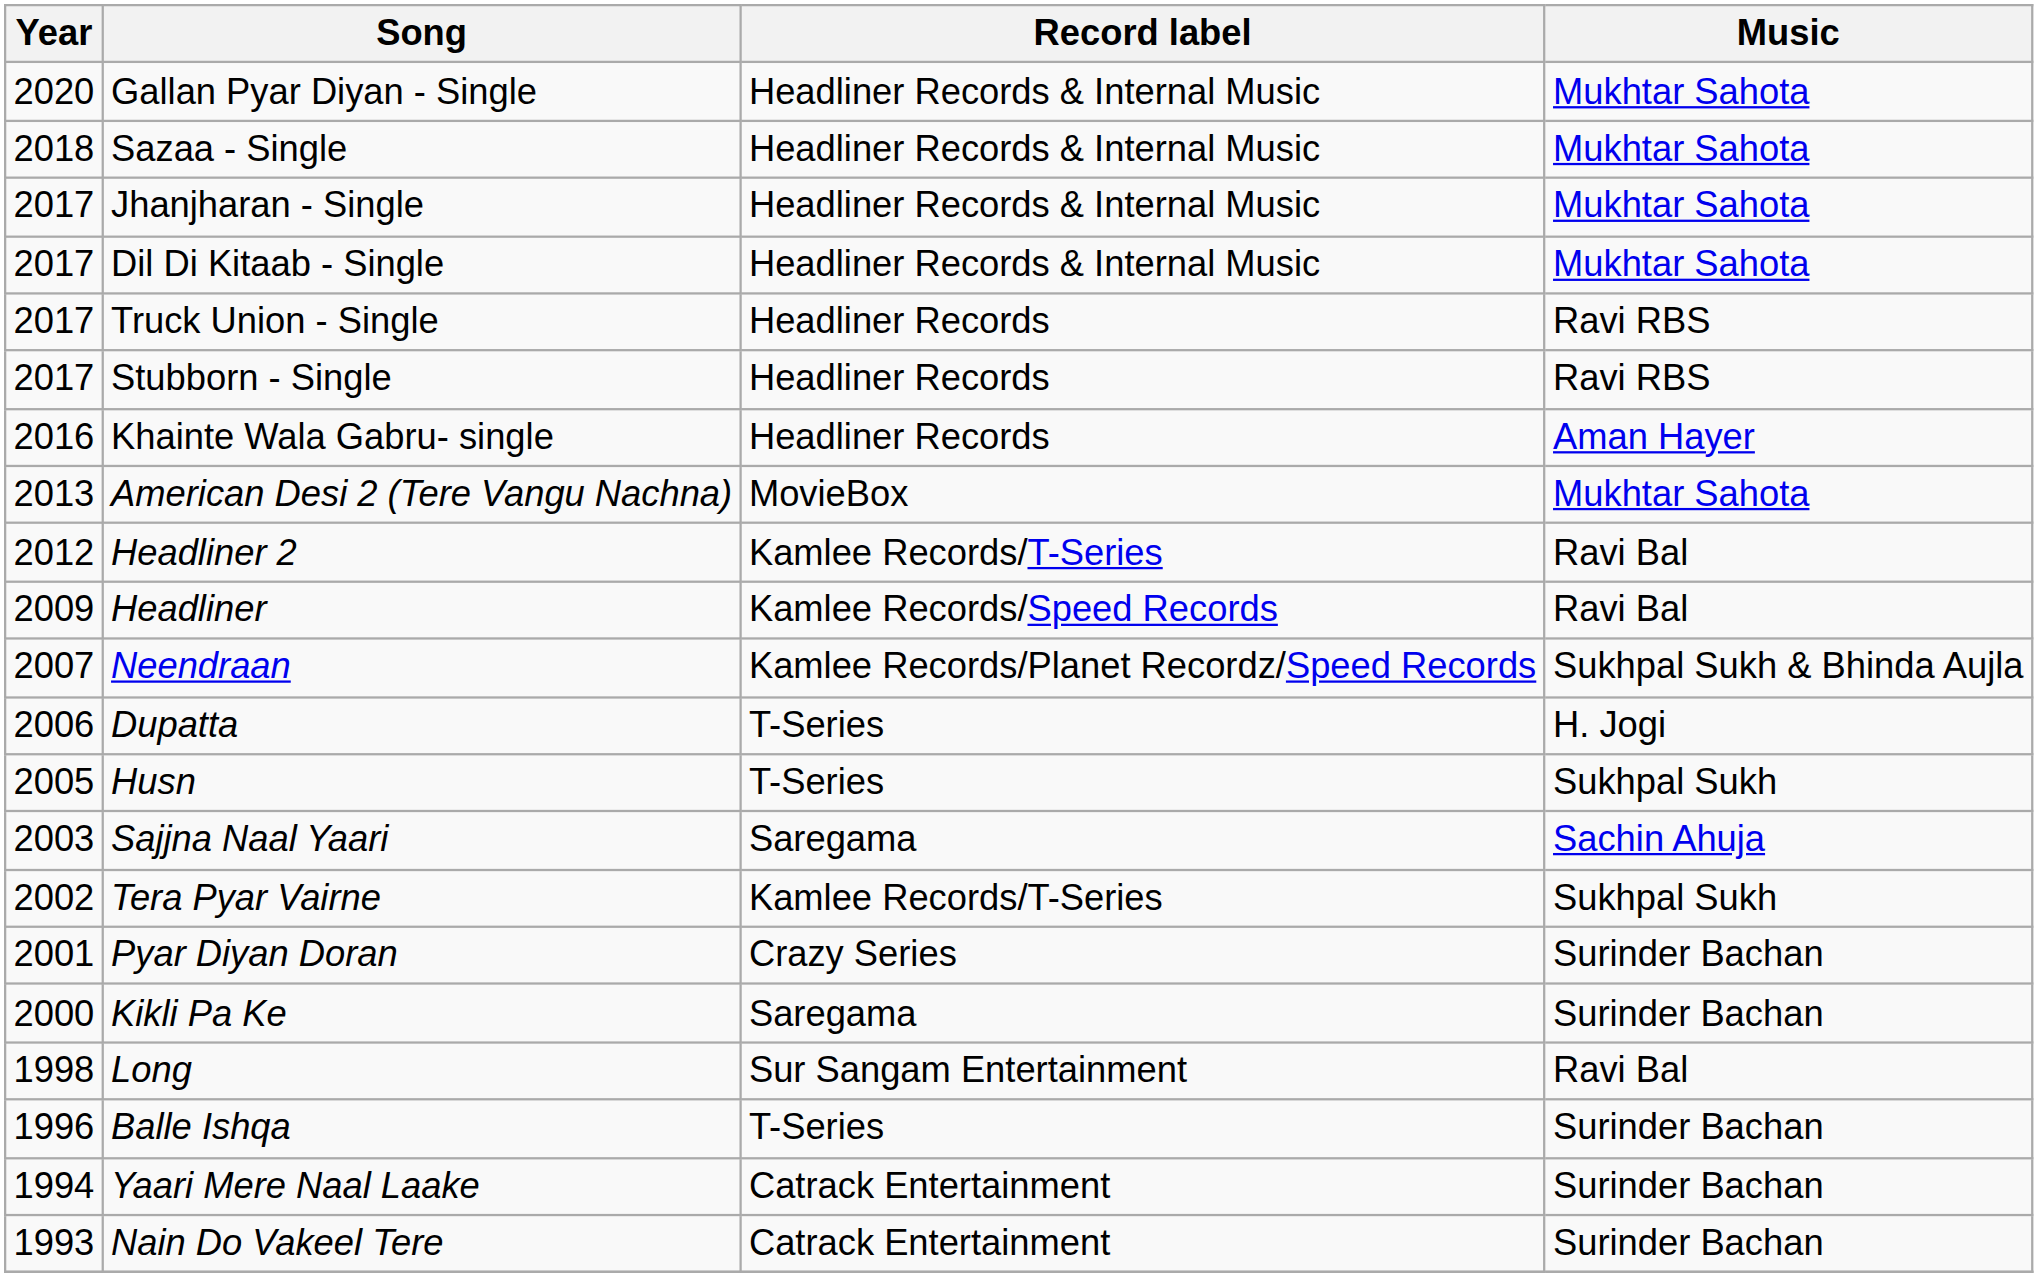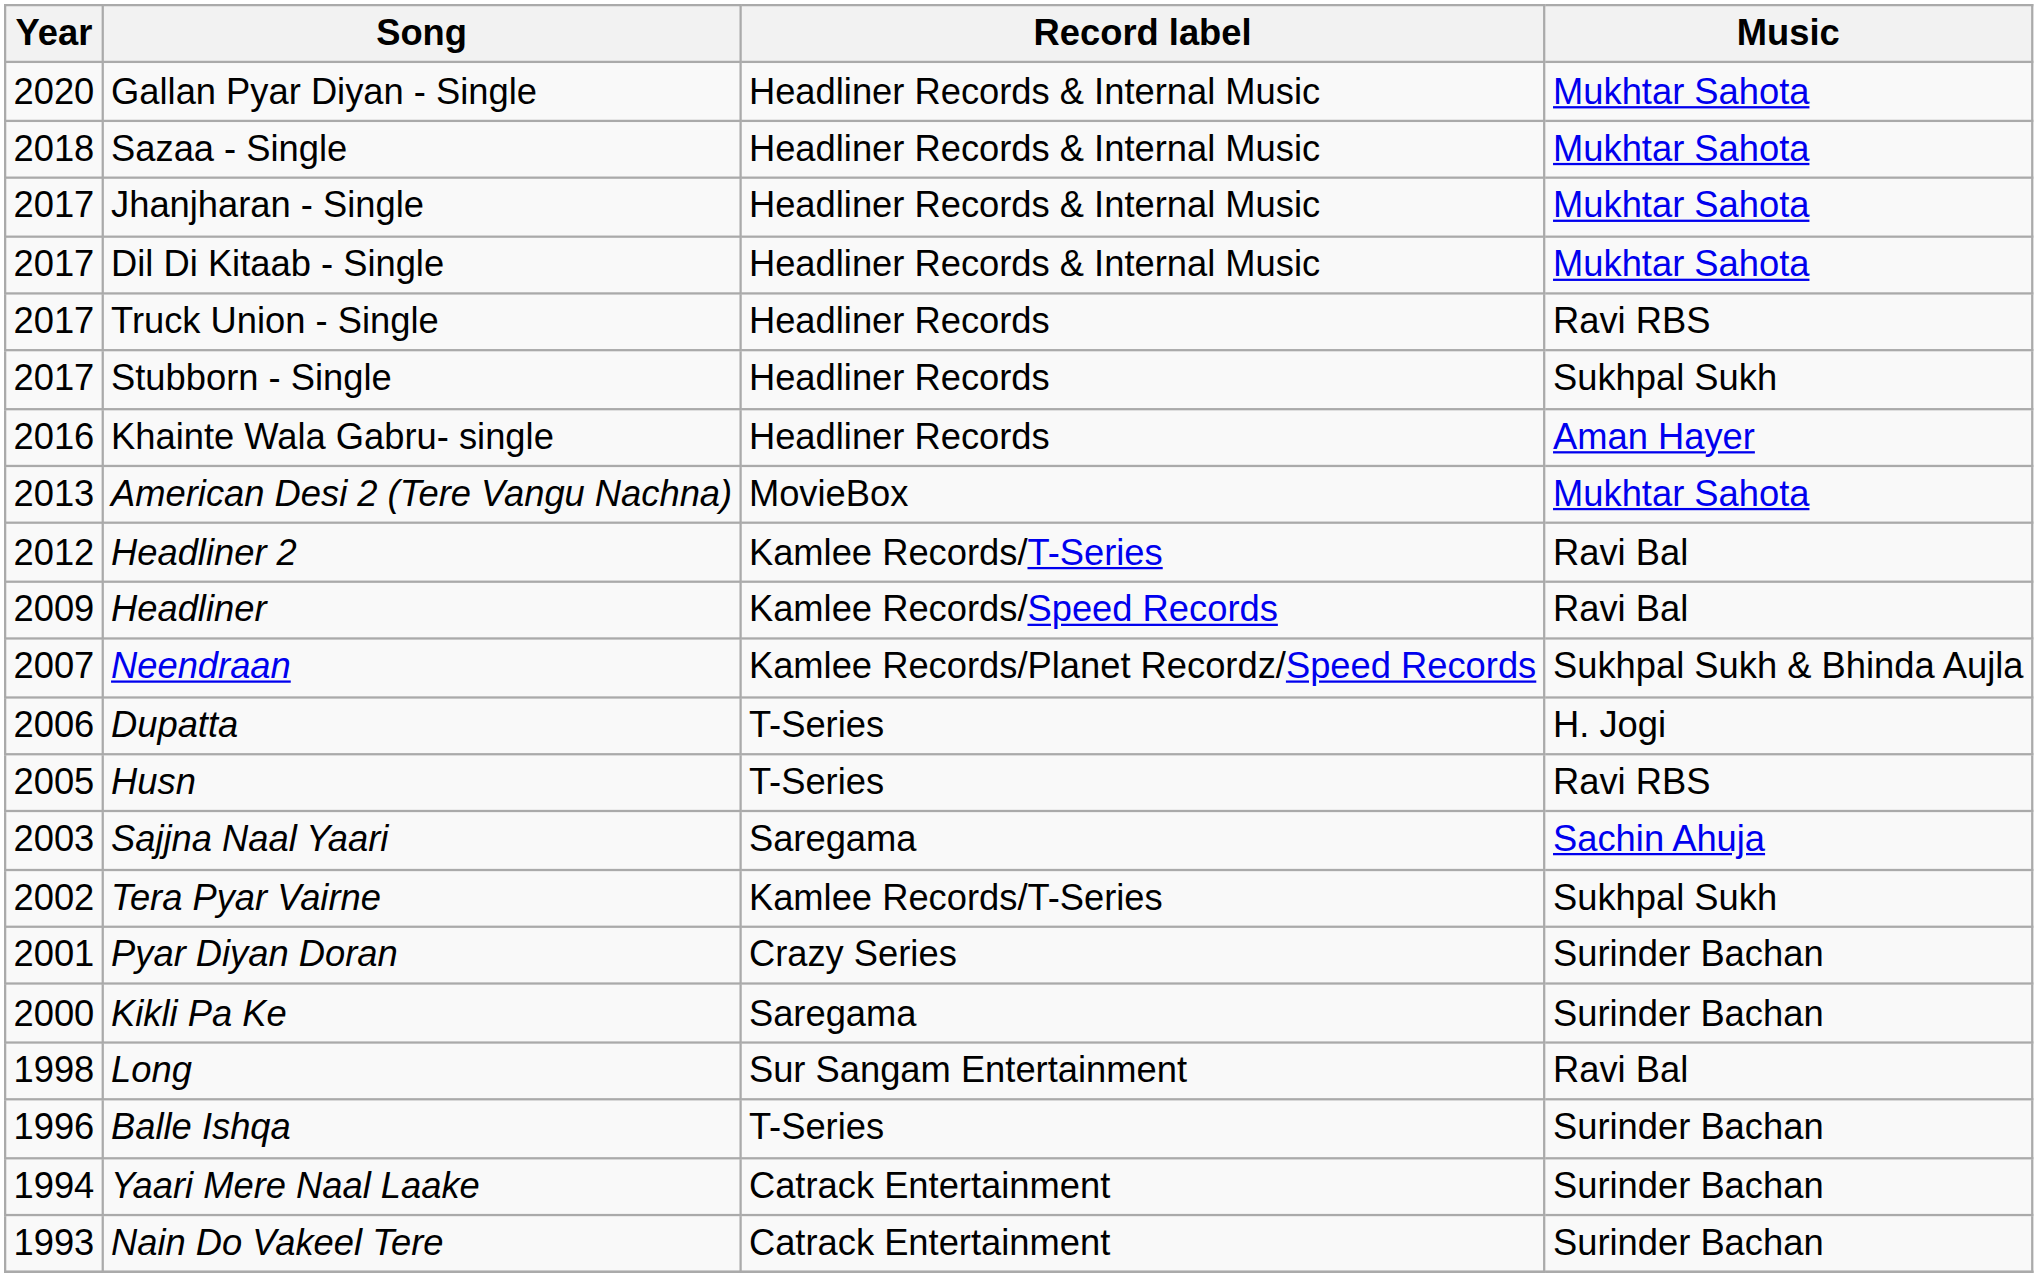(1632, 378) Ravi RBS -> (1665, 378) Sukhpal Sukh
(1665, 782) Sukhpal Sukh -> (1632, 782) Ravi RBS
